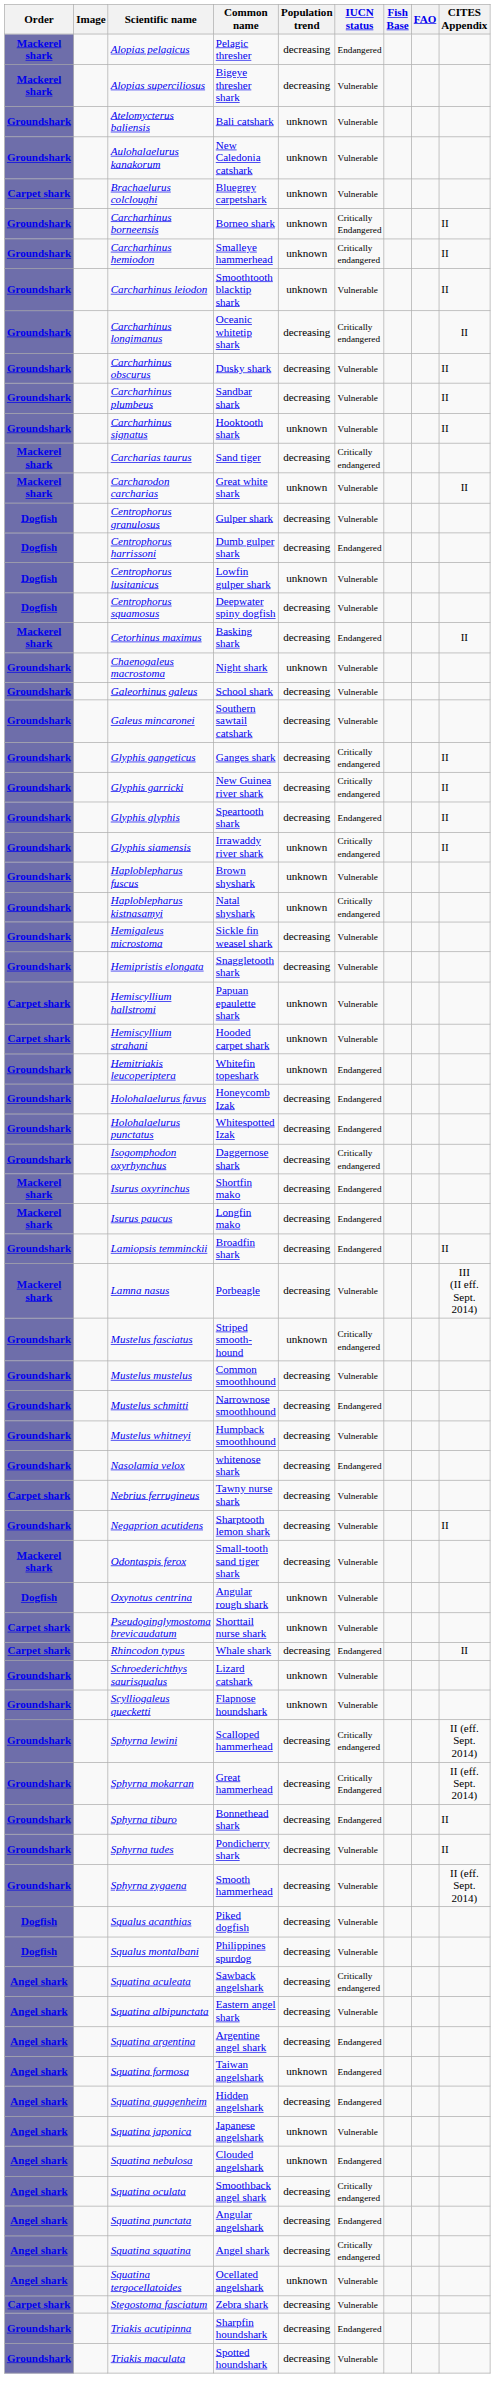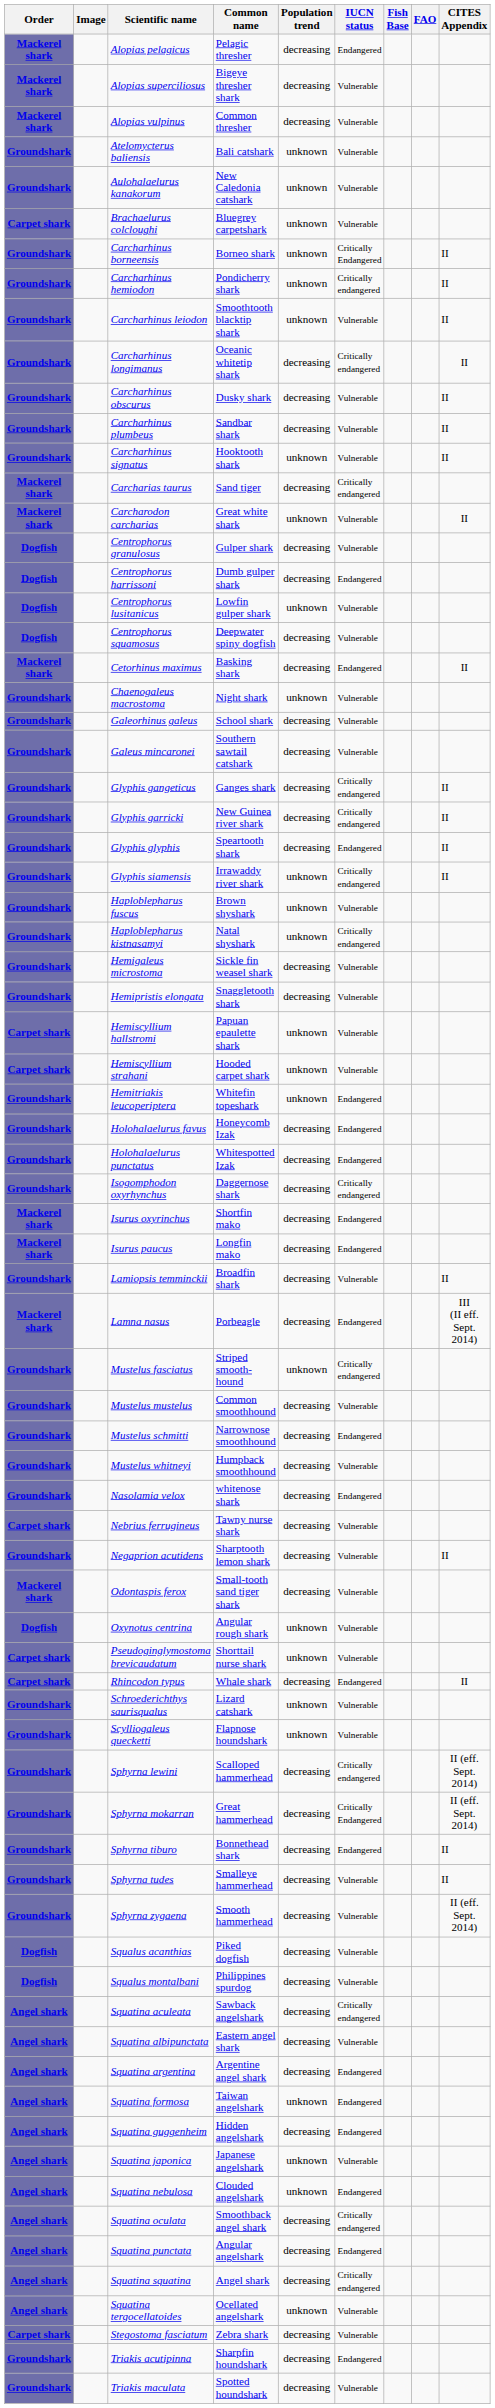+ row: (148, 121)
(244, 253) Smalleye hammerhead -> (243, 283) Pondicherry shark
(360, 1249) Endangered -> (358, 1279) Vulnerable
(358, 1291) Vulnerable -> (360, 1321) Endangered
(243, 1849) Pondicherry shark -> (244, 1879) Smalleye hammerhead
